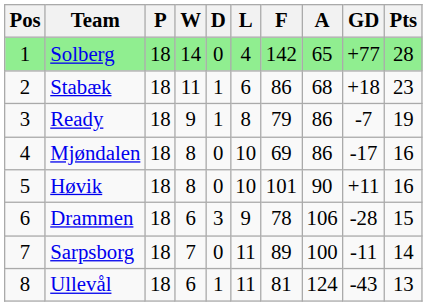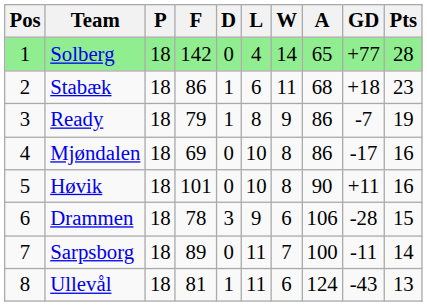columns swapped: (191, 20) <-> (281, 20)
